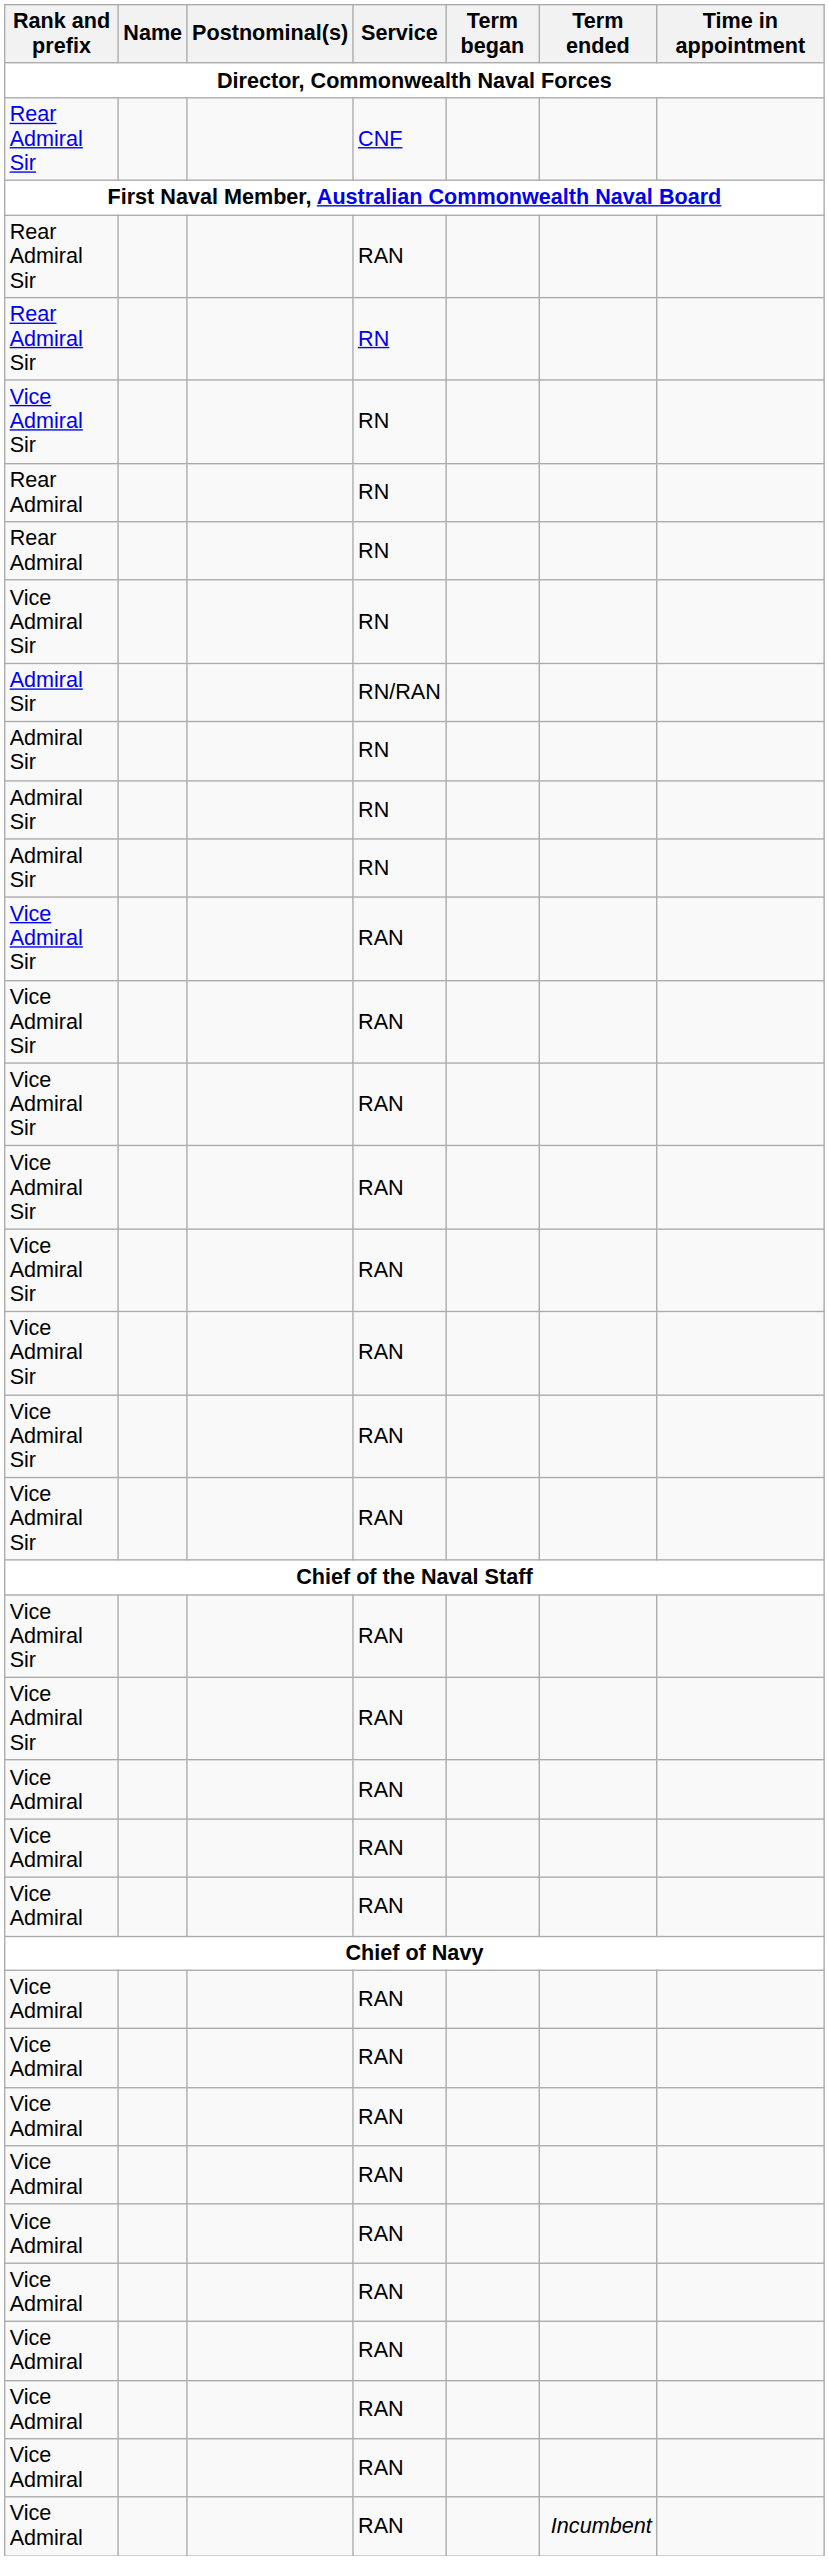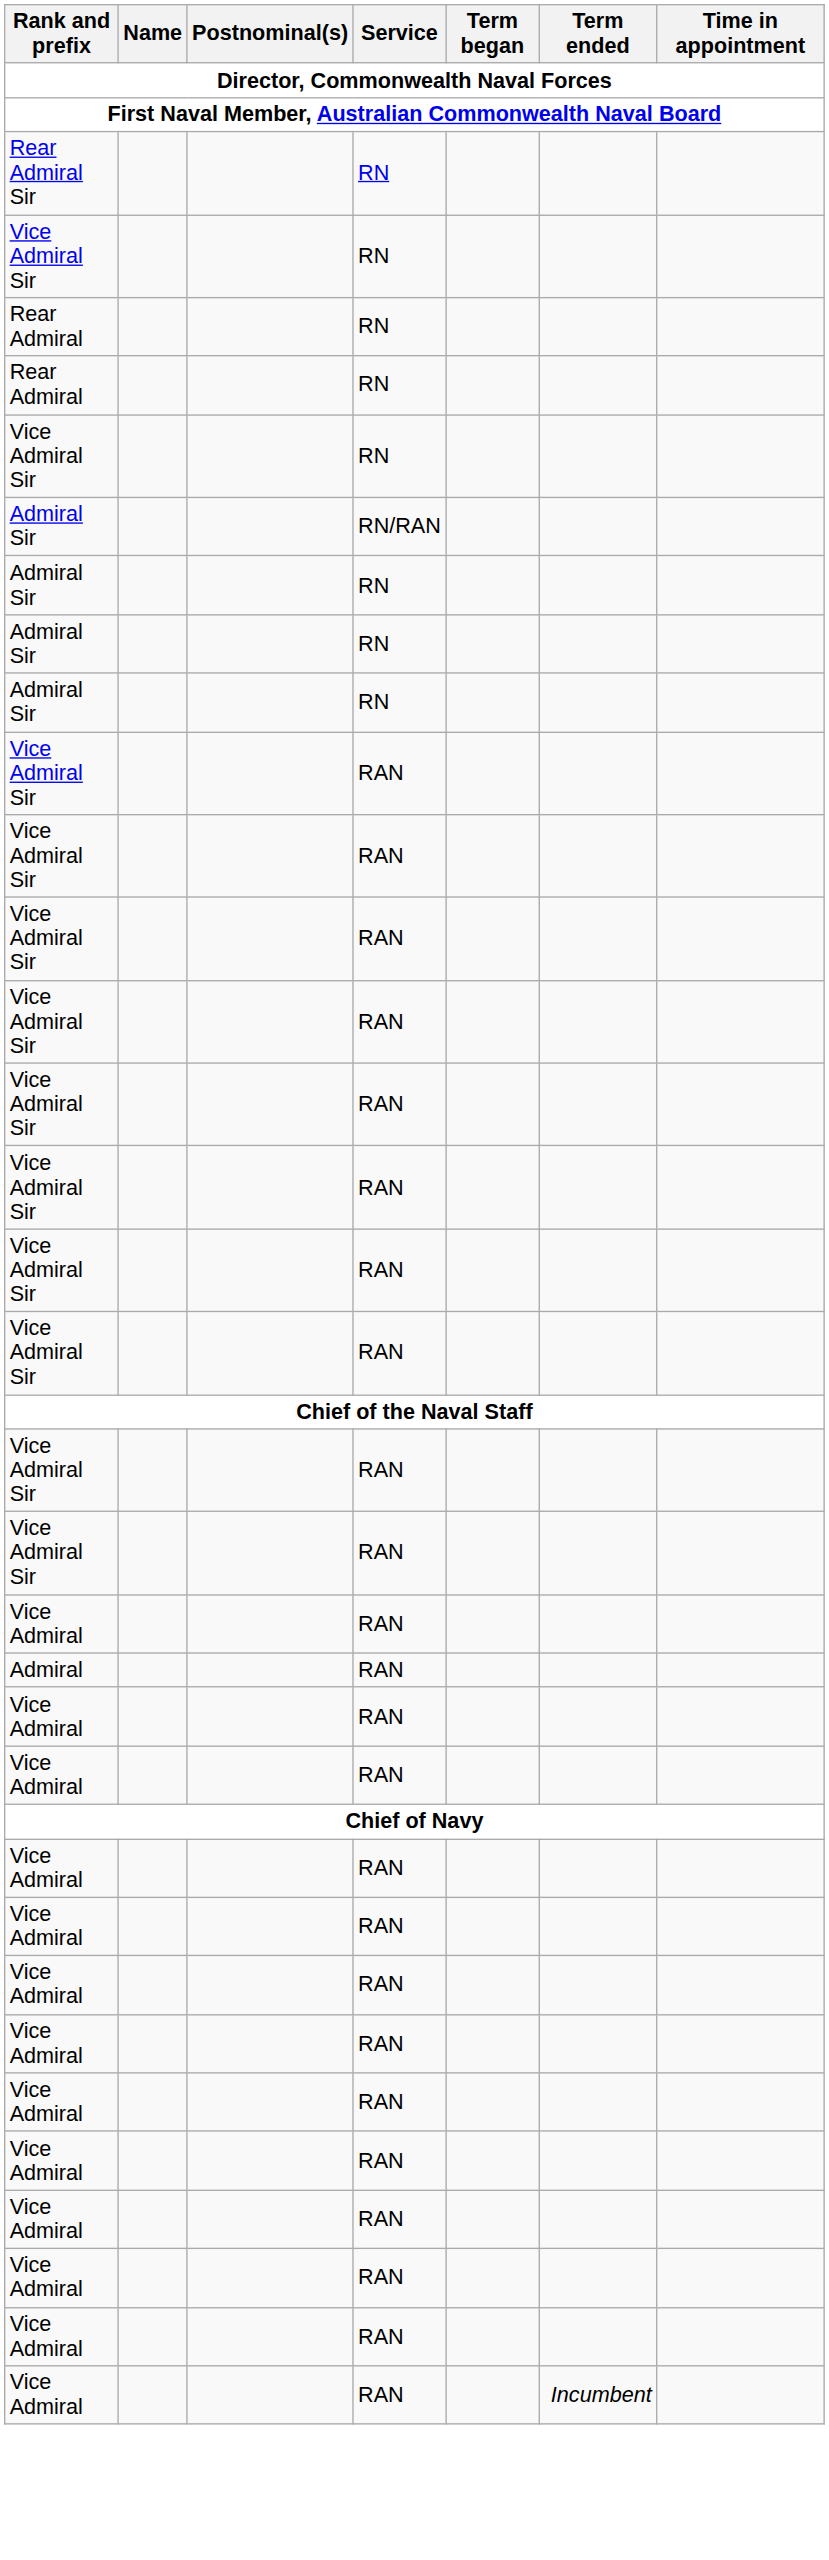- row: (46, 138)
- row: (46, 255)
+ row: (46, 1669)
